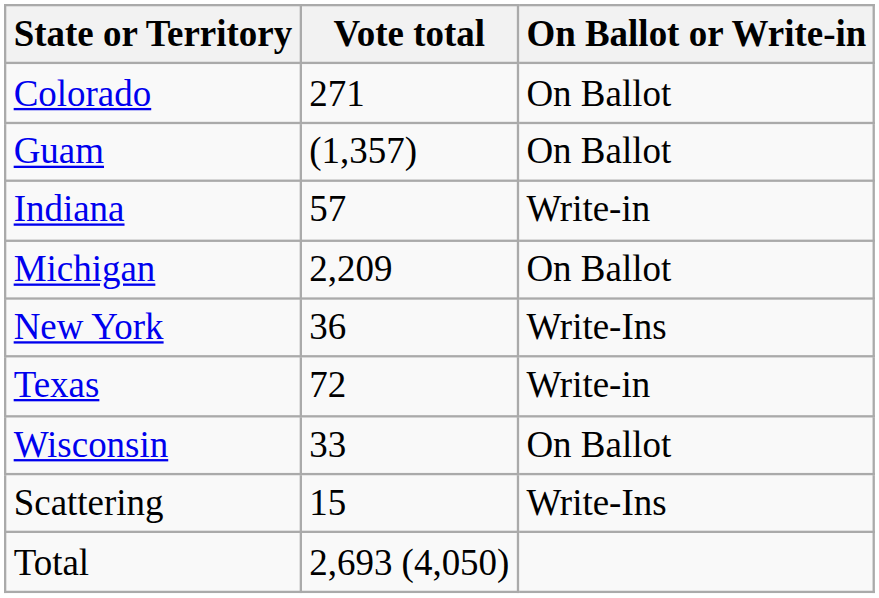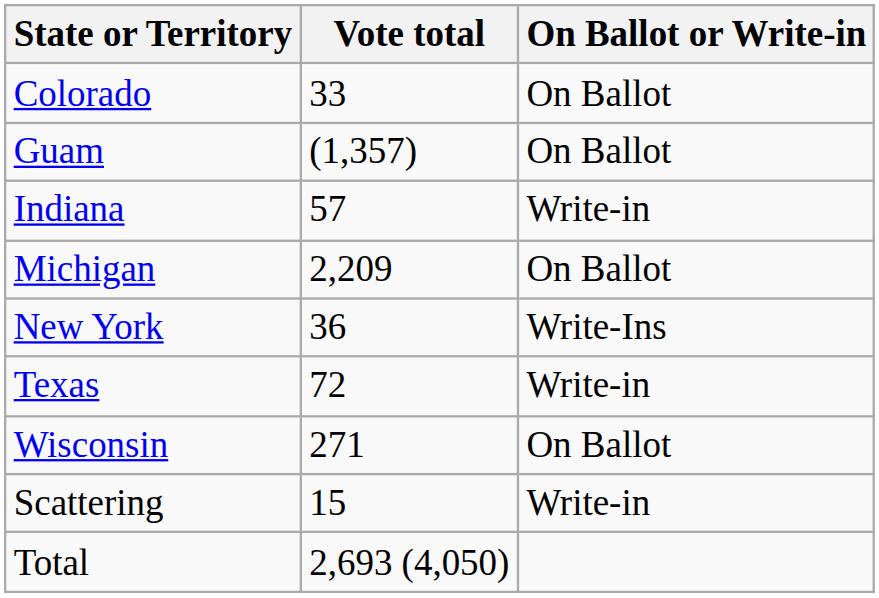(337, 92) 271 -> (328, 92) 33
(328, 444) 33 -> (337, 444) 271
(596, 502) Write-Ins -> (588, 502) Write-in
